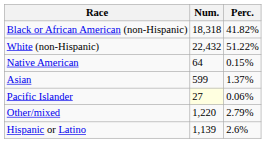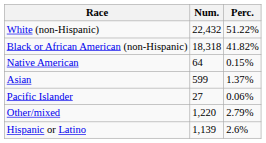rows swapped: (53, 46) <-> (97, 29)
(198, 96) lightyellow background -> (198, 96) no background
